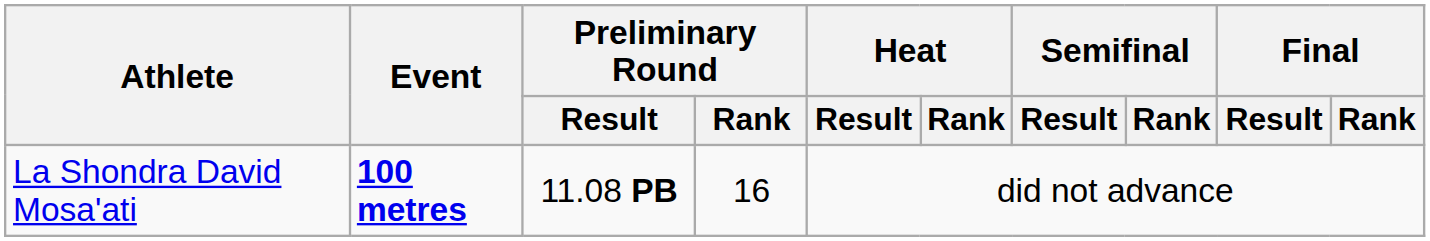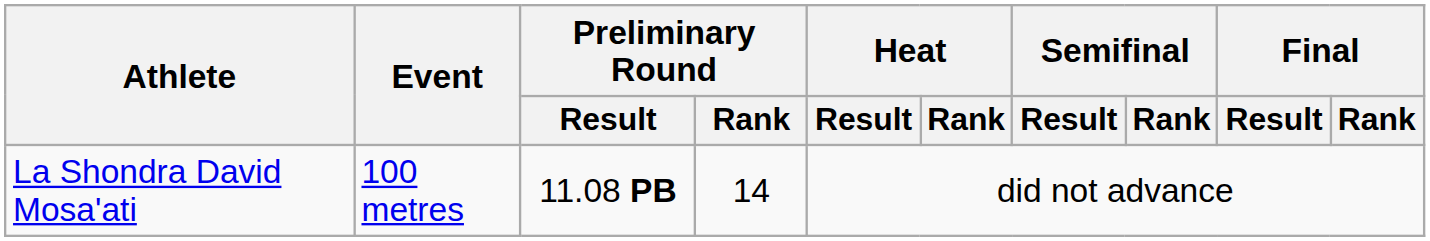(412, 191) bold -> (413, 191) normal
(752, 191) 16 -> (751, 191) 14
